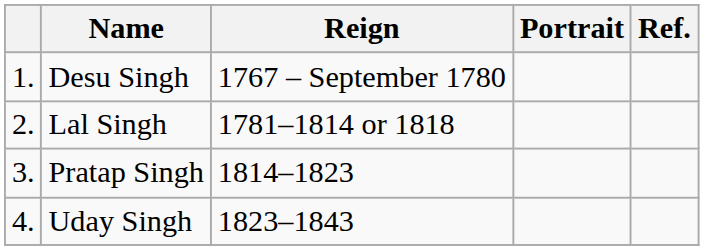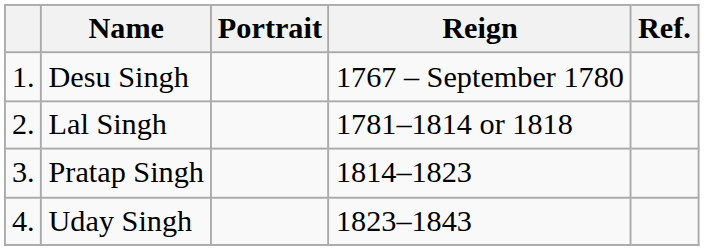columns swapped: (572, 28) <-> (362, 28)
